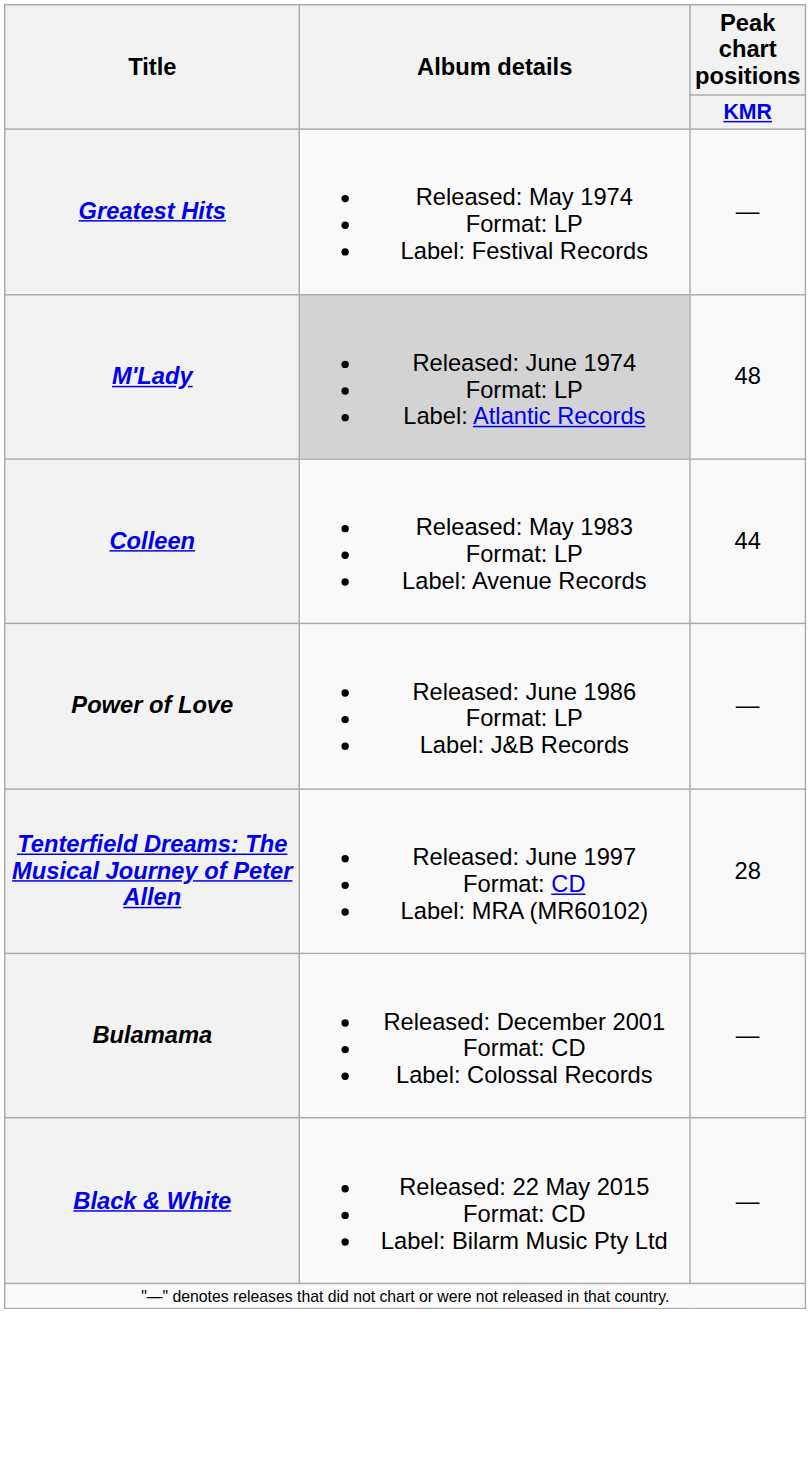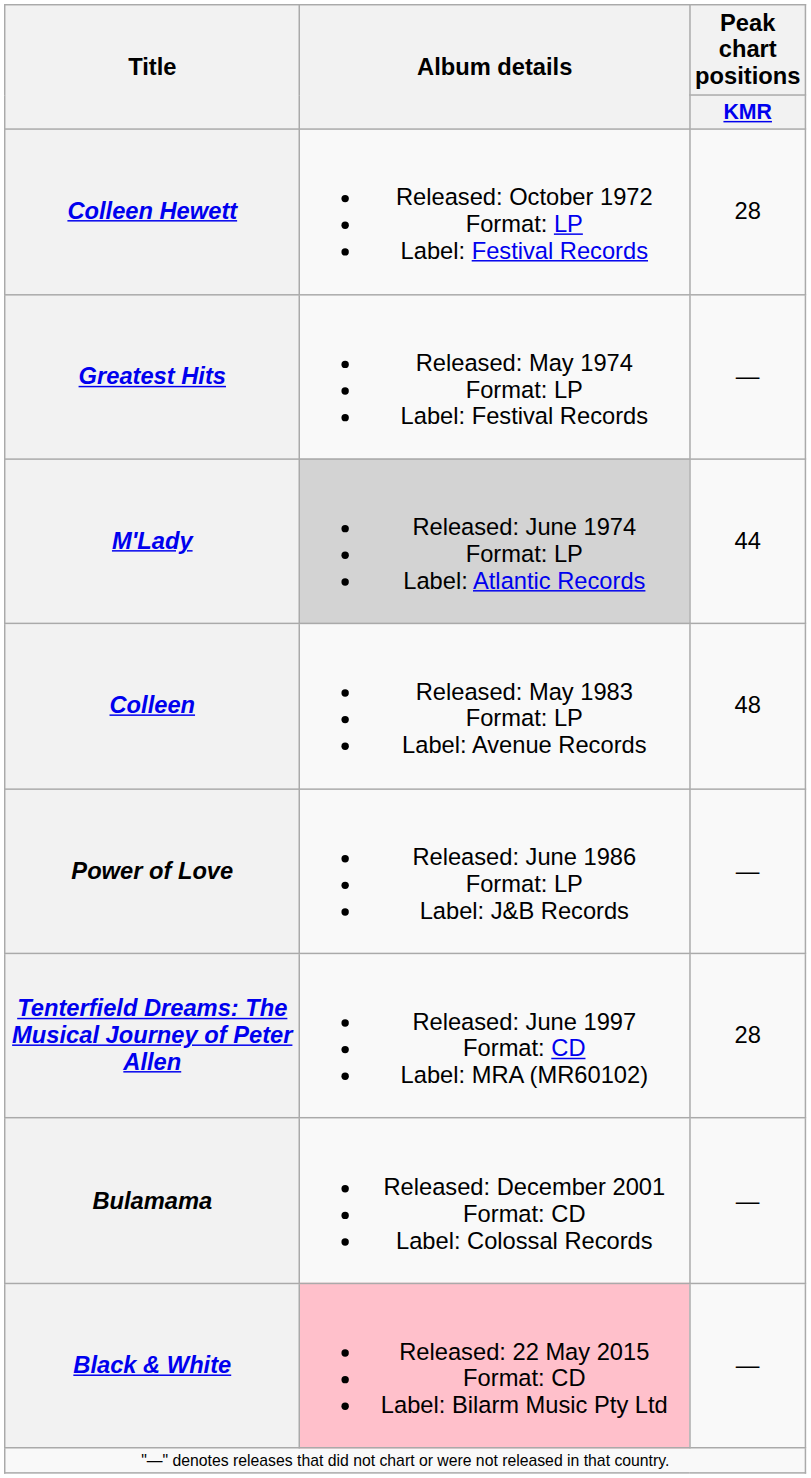+ row: (152, 211)
(748, 376) 48 -> (748, 541) 44
(748, 541) 44 -> (748, 705) 48
(495, 1214) no background -> (495, 1379) pink background
